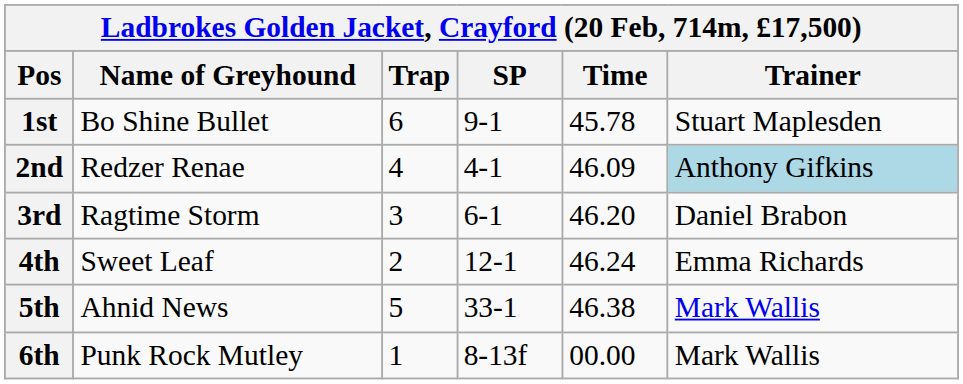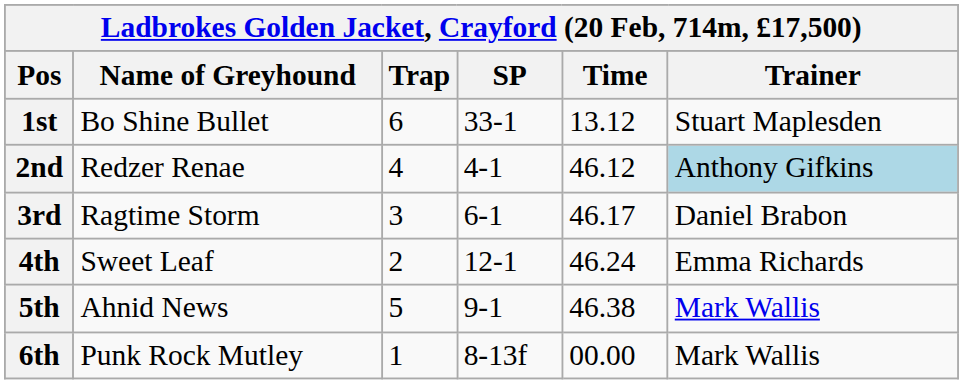(483, 121) 9-1 -> (491, 121) 33-1
(602, 121) 45.78 -> (602, 121) 13.12
(602, 167) 46.09 -> (602, 167) 46.12
(602, 214) 46.20 -> (602, 214) 46.17
(491, 307) 33-1 -> (483, 307) 9-1
